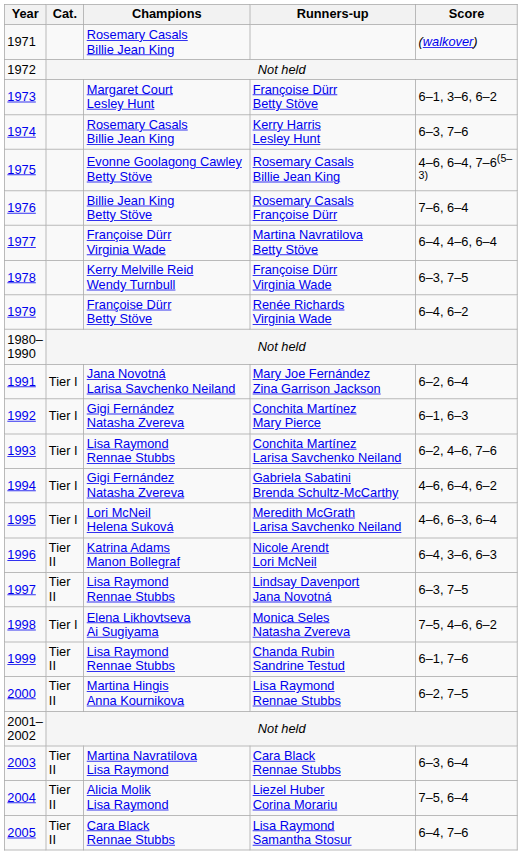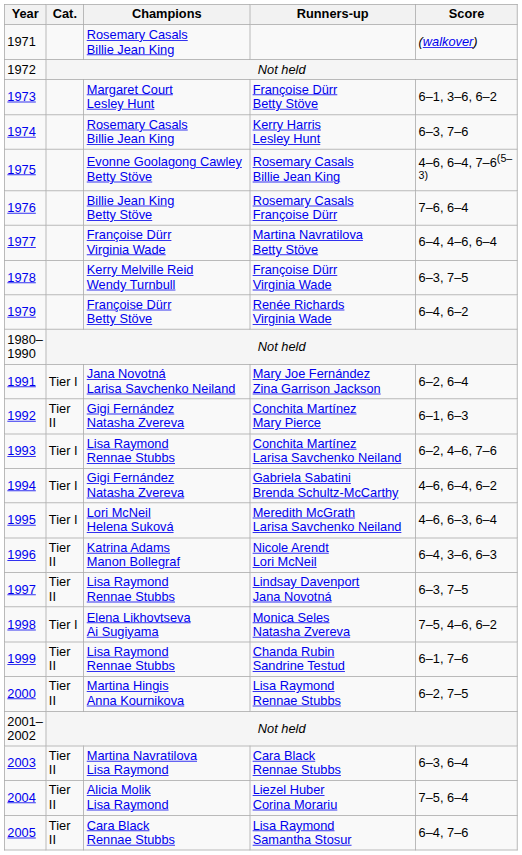(63, 416) Tier I -> (60, 416) Tier II
